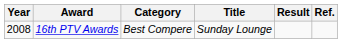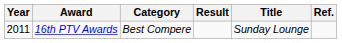columns swapped: (293, 13) <-> (234, 13)
(19, 30) 2008 -> (18, 30) 2011
